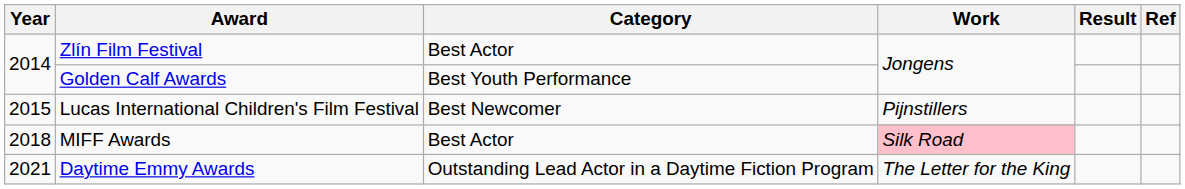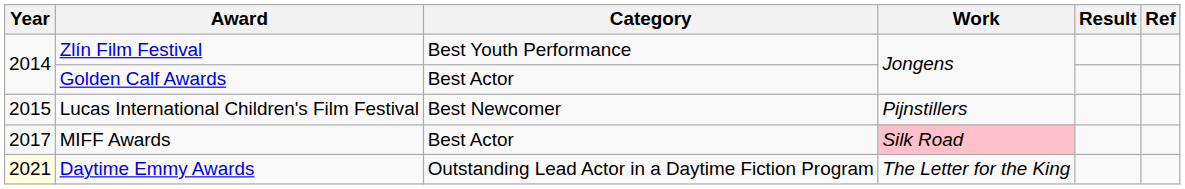(471, 49) Best Actor -> (529, 49) Best Youth Performance
(529, 79) Best Youth Performance -> (471, 79) Best Actor
(30, 139) 2018 -> (30, 139) 2017
(30, 169) no background -> (30, 169) lightyellow background
